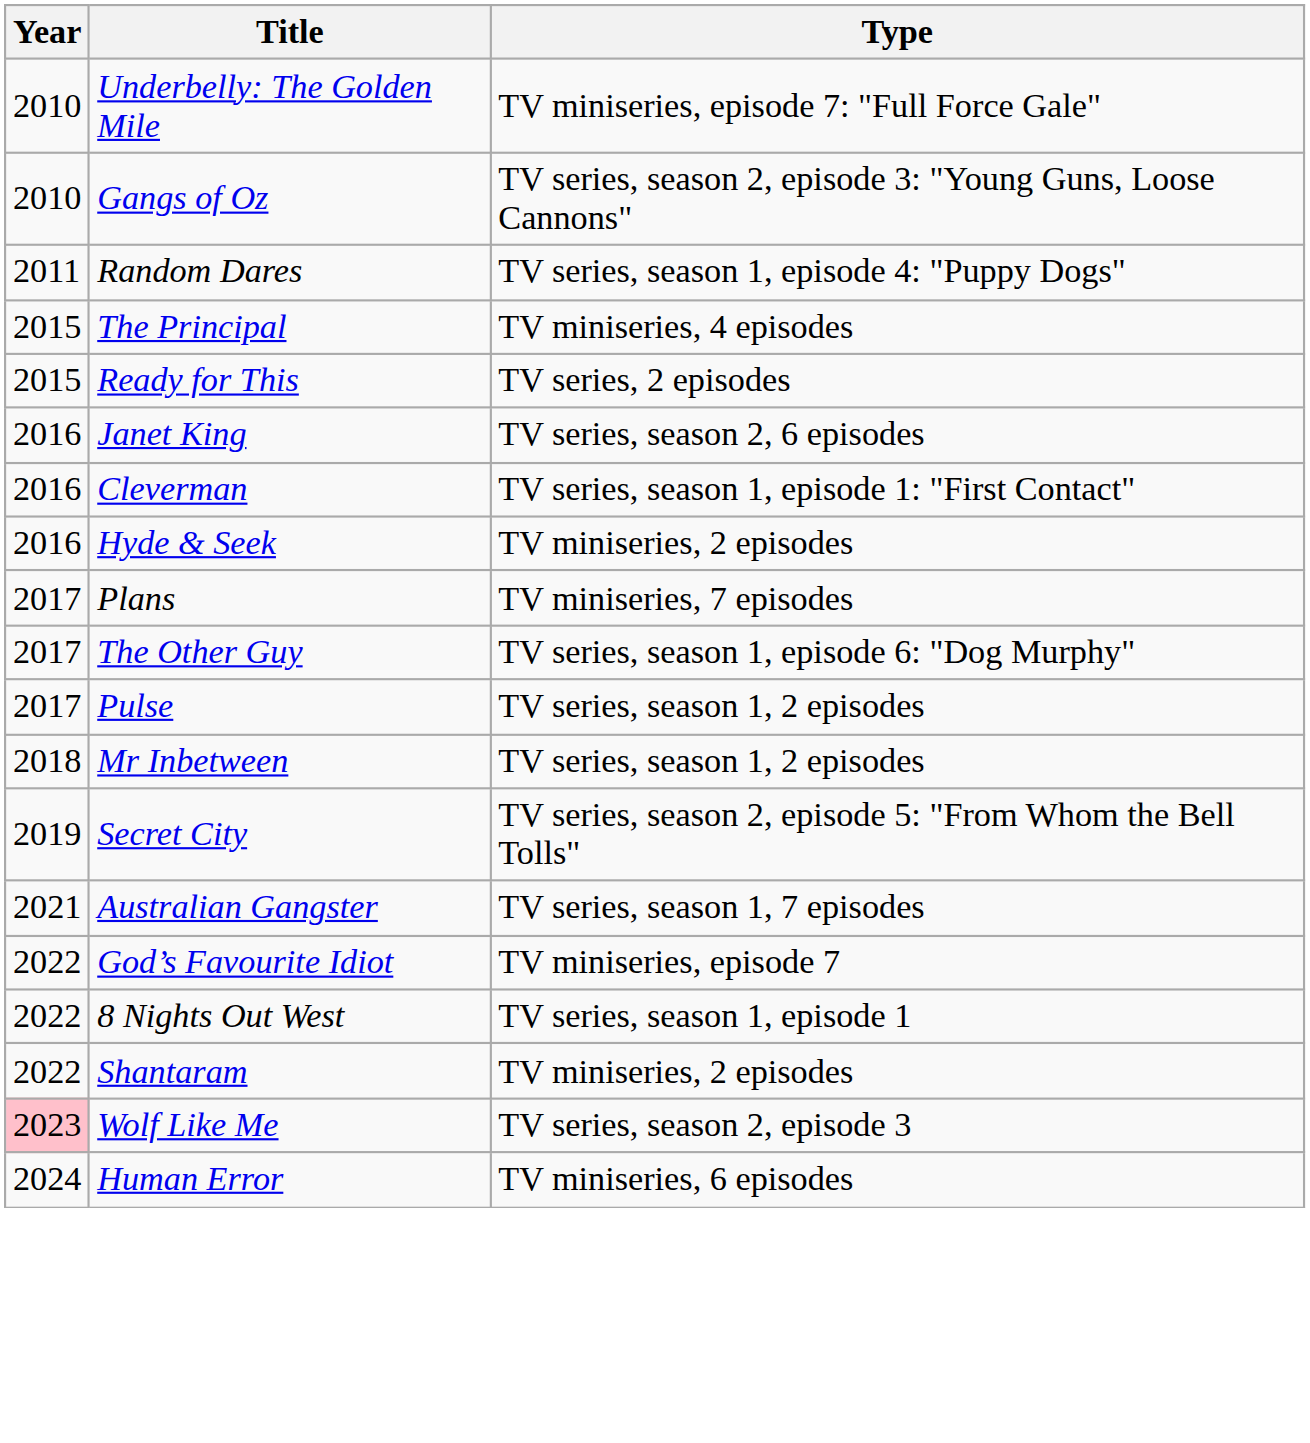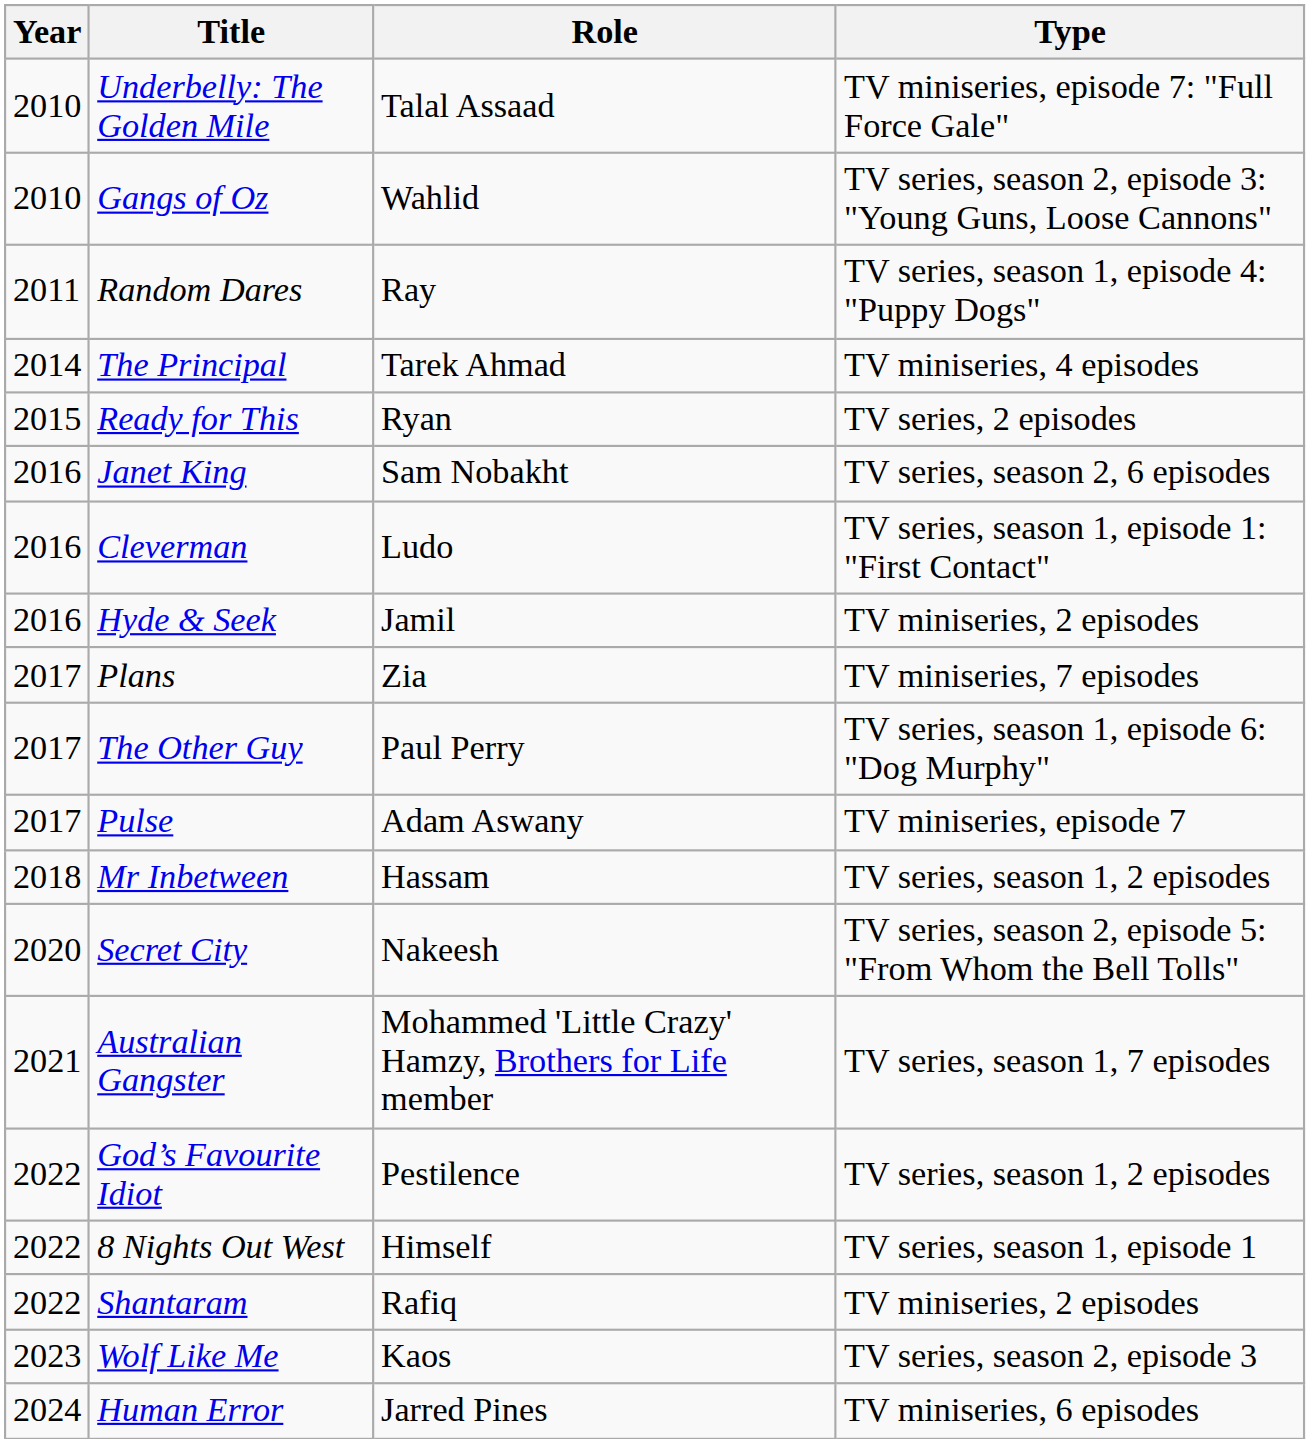+ column: (605, 31)
(47, 325) 2015 -> (47, 364) 2014
(711, 706) TV series, season 1, 2 episodes -> (1015, 821) TV miniseries, episode 7
(47, 833) 2019 -> (47, 949) 2020
(669, 961) TV miniseries, episode 7 -> (1057, 1173) TV series, season 1, 2 episodes
(47, 1124) pink background -> (47, 1355) no background
